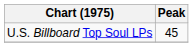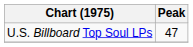(172, 32) 45 -> (172, 32) 47
